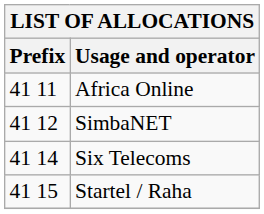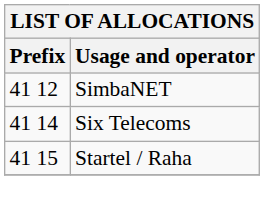- row: (134, 89)
